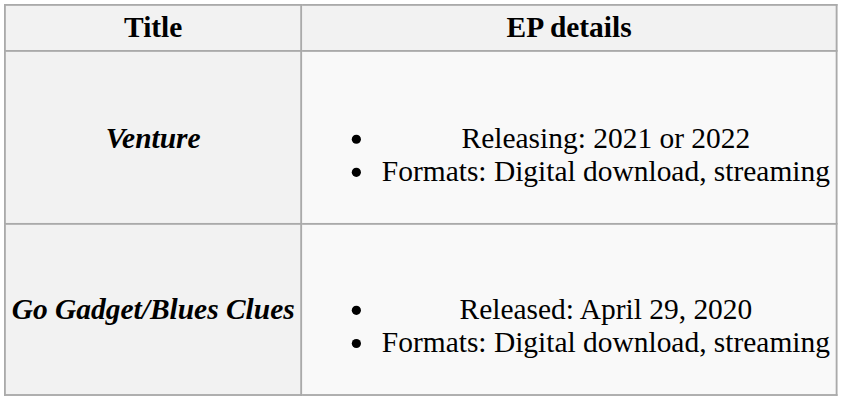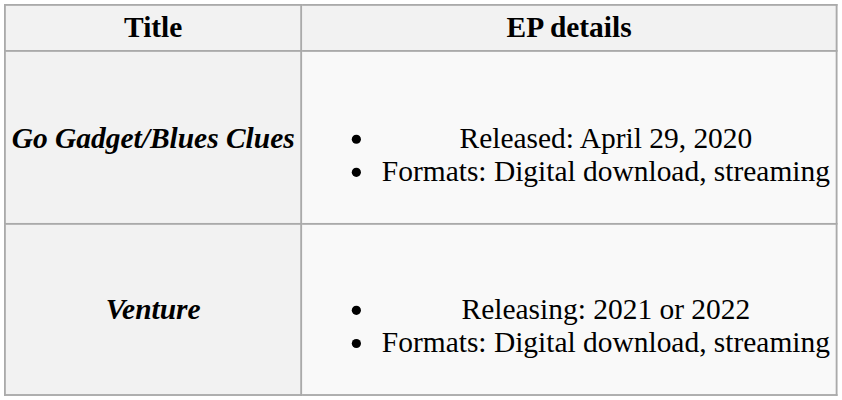rows swapped: (153, 308) <-> (153, 137)
